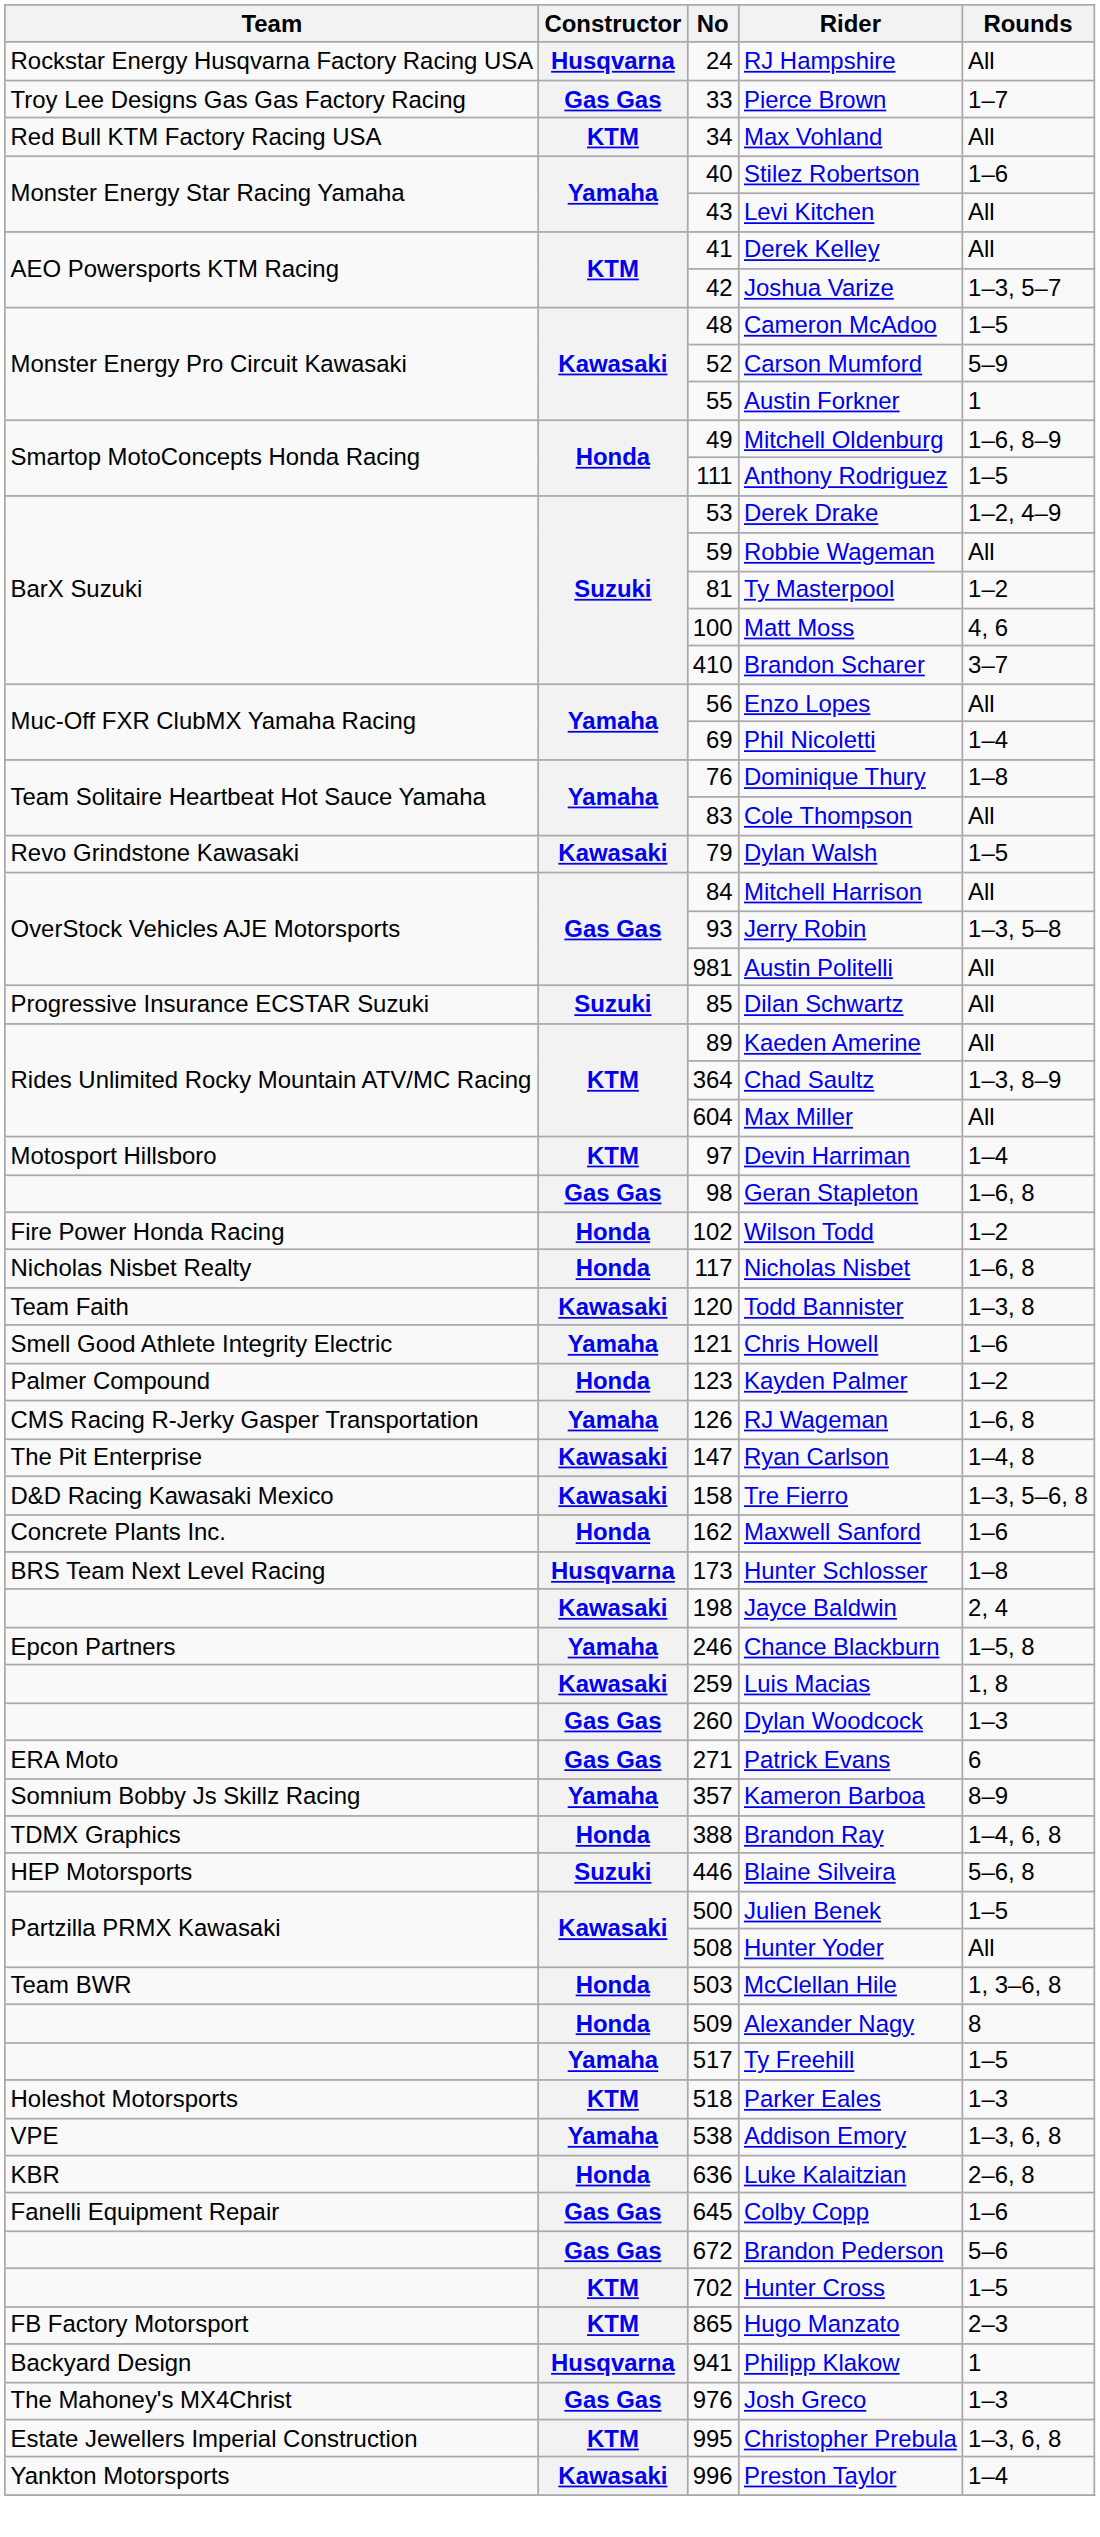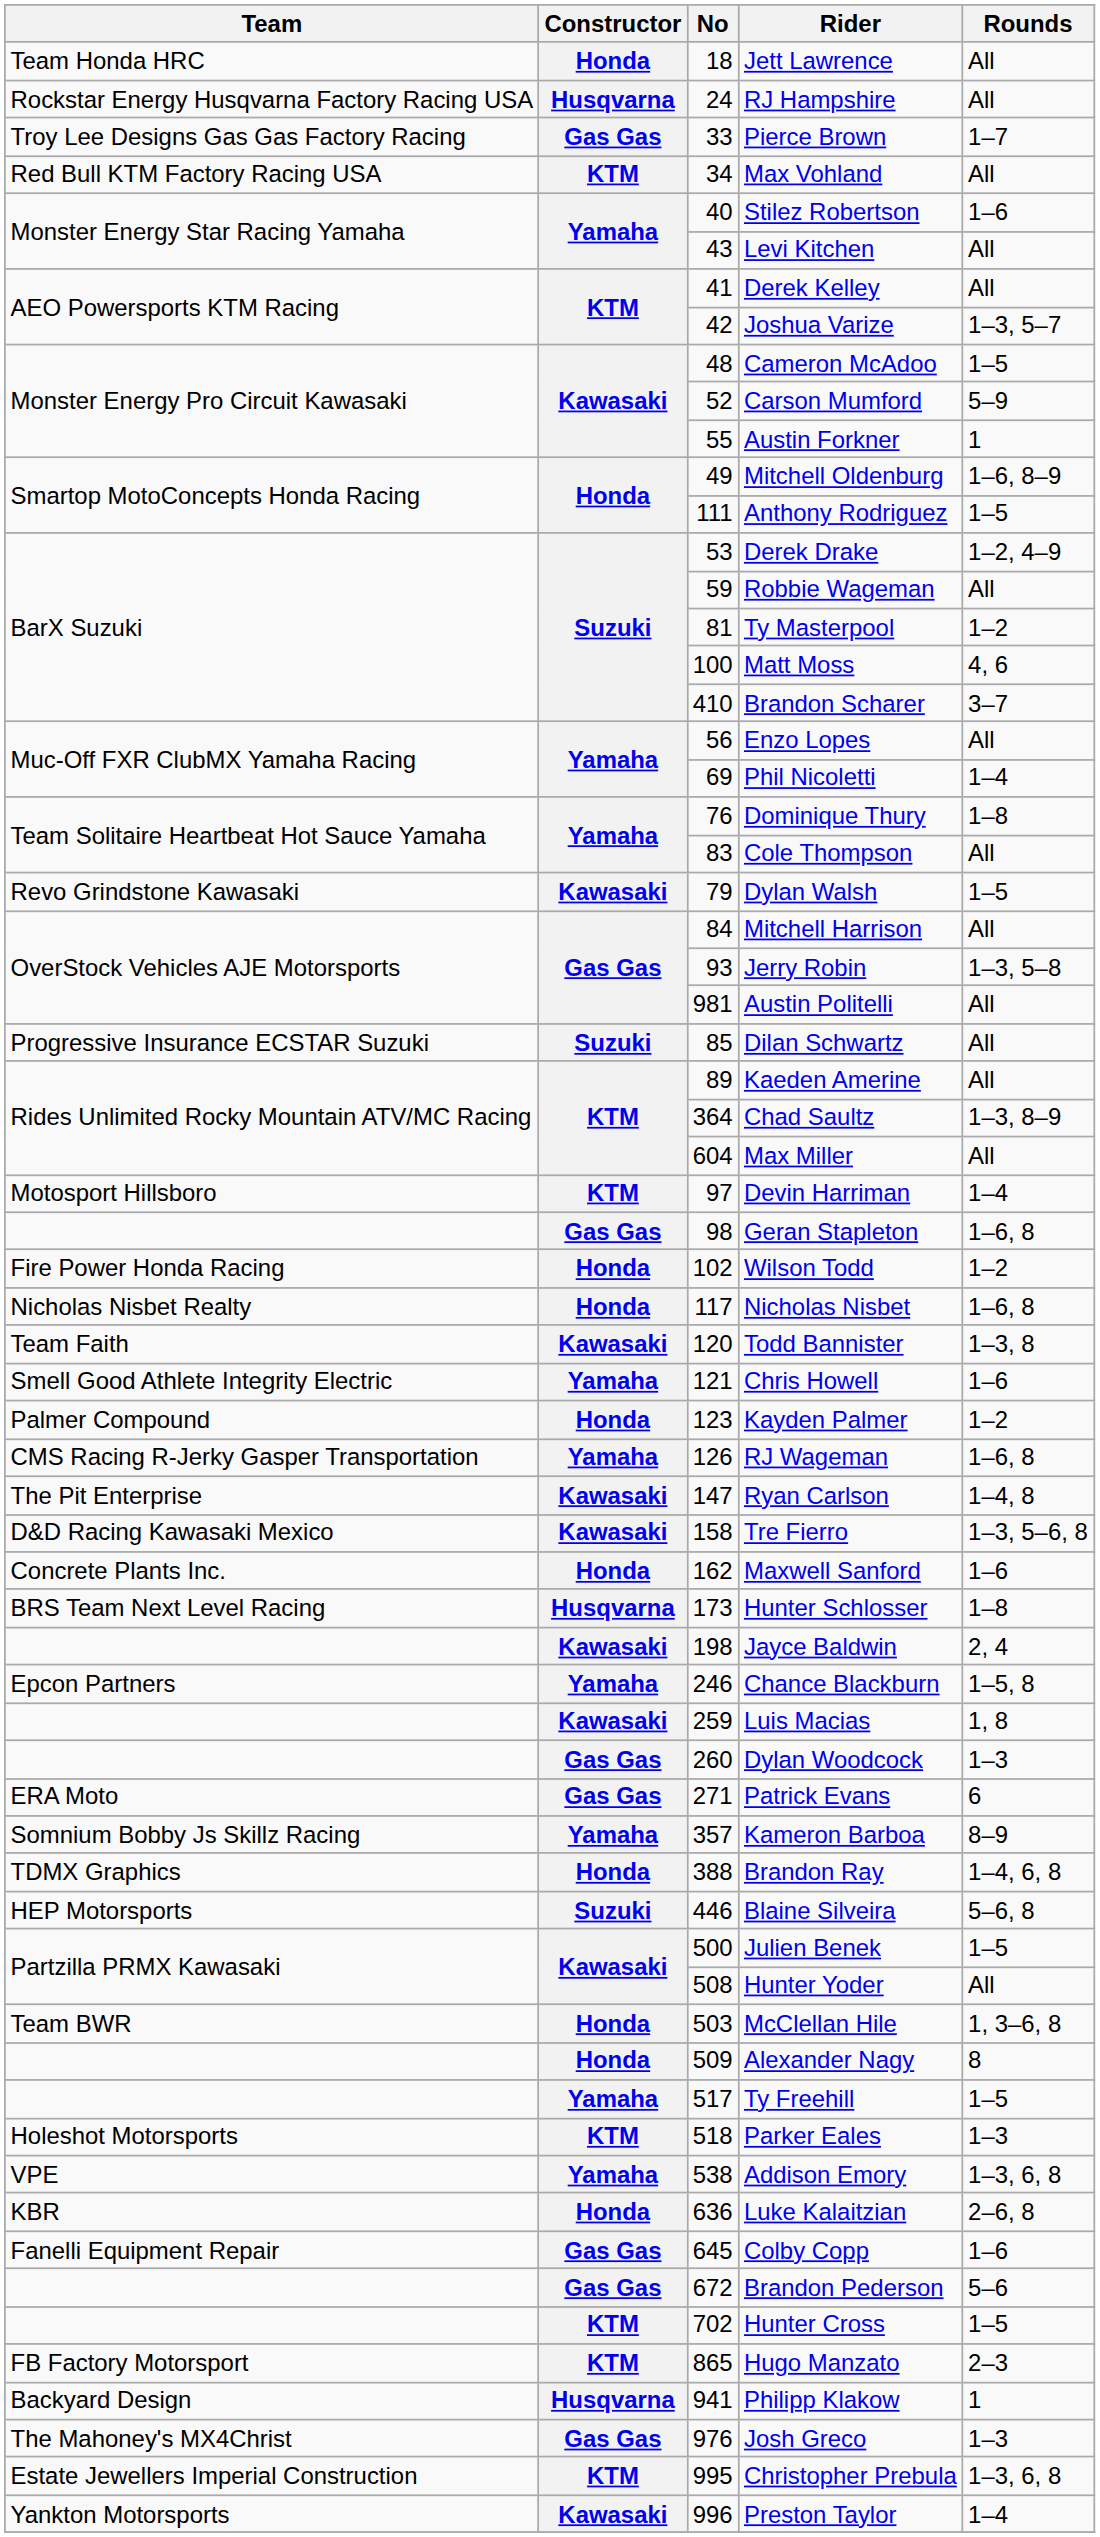+ row: (818, 61)
